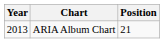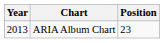(126, 29) 21 -> (126, 29) 23
